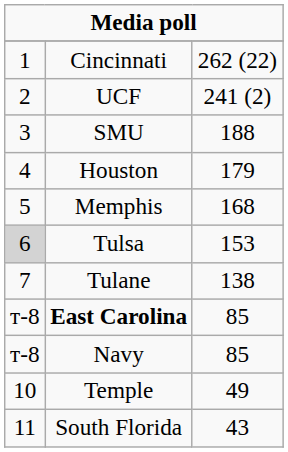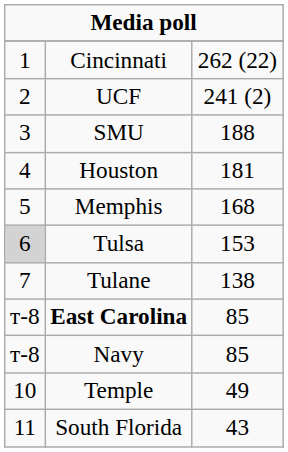(237, 170) 179 -> (237, 170) 181
